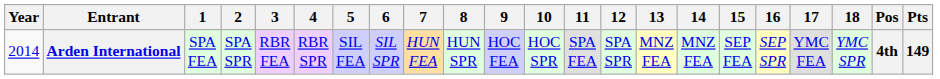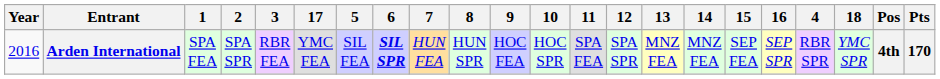columns swapped: (313, 16) <-> (811, 16)
(24, 51) 2014 -> (24, 51) 2016
(386, 51) normal -> (391, 51) bold
(918, 51) 149 -> (919, 51) 170
